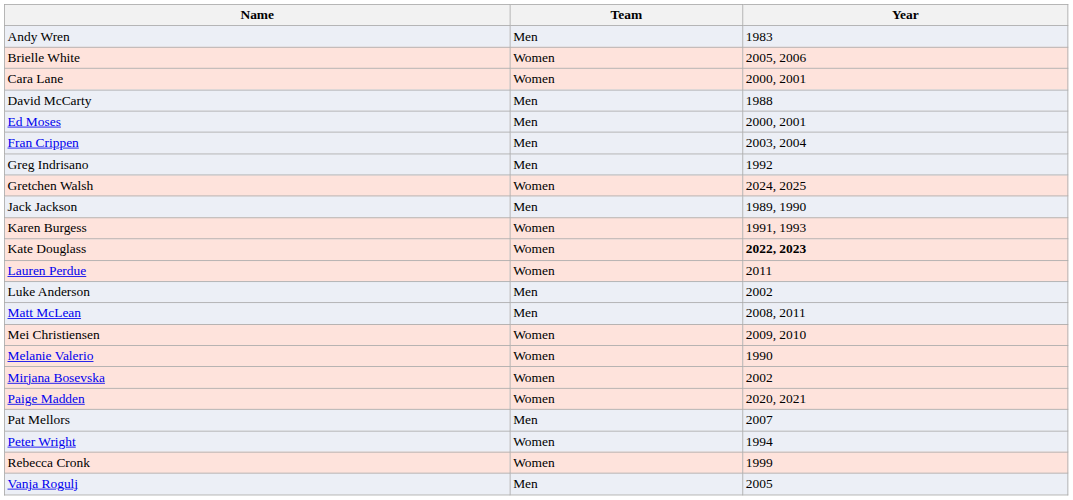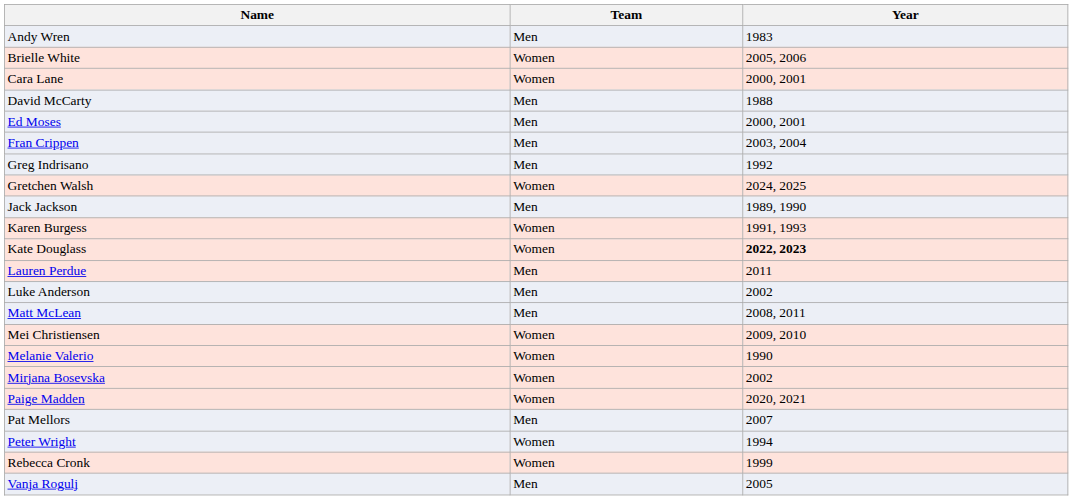(534, 270) Women -> (525, 270) Men
